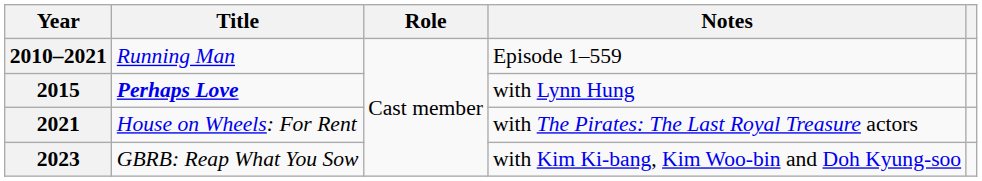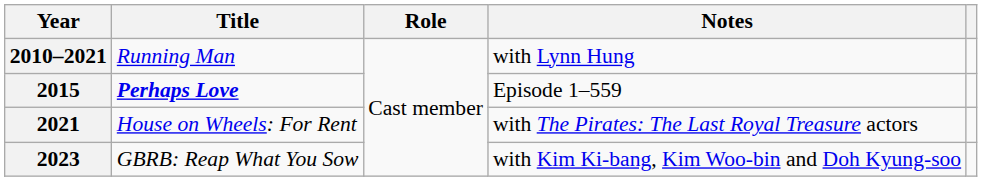(557, 55) Episode 1–559 -> (564, 55) with Lynn Hung
(564, 90) with Lynn Hung -> (557, 90) Episode 1–559
